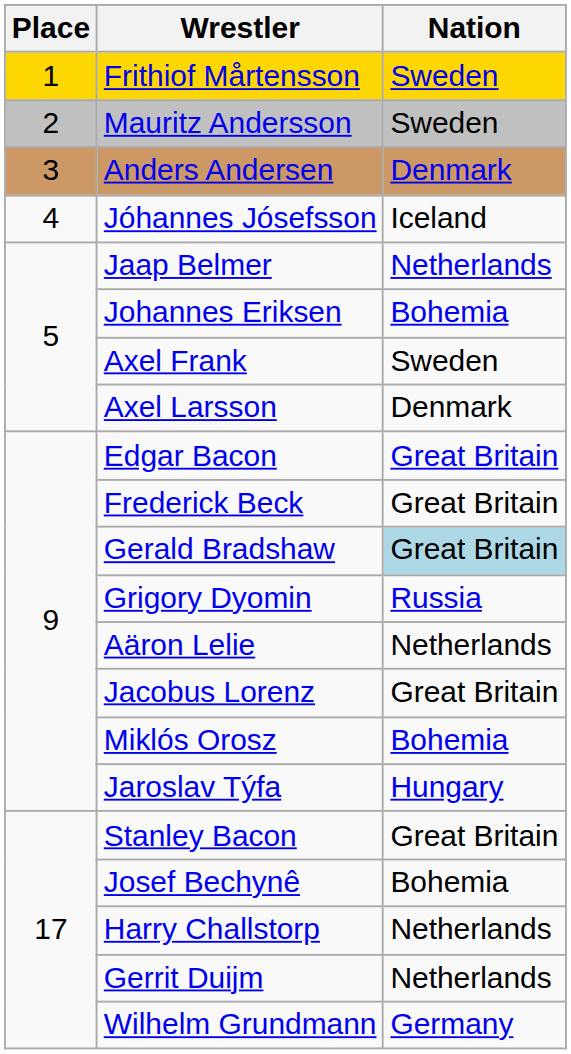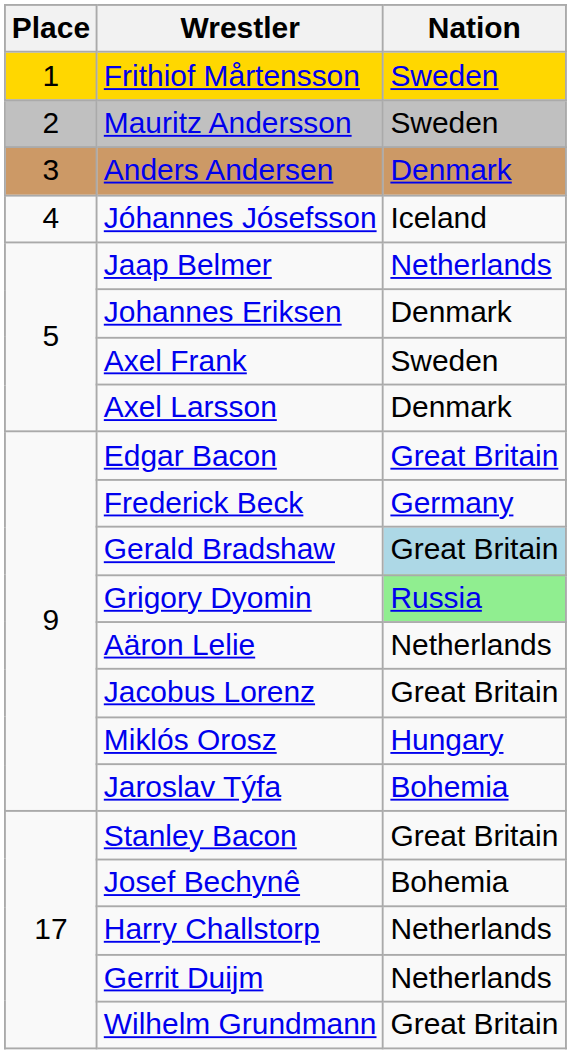(449, 312) Bohemia -> (451, 312) Denmark
(474, 502) Great Britain -> (452, 502) Germany
(436, 597) no background -> (436, 597) lightgreen background
(449, 739) Bohemia -> (447, 739) Hungary
(447, 787) Hungary -> (449, 787) Bohemia
(452, 1024) Germany -> (474, 1024) Great Britain
